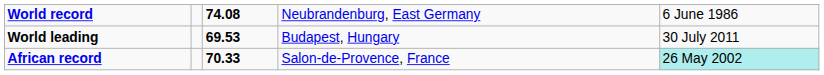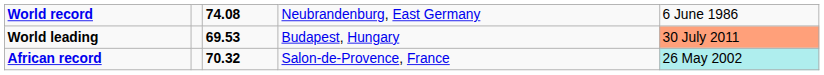(701, 37) no background -> (701, 37) lightsalmon background
(223, 59) 70.33 -> (223, 59) 70.32
